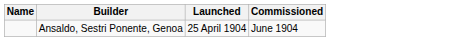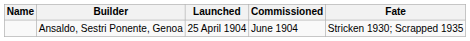+ column: (396, 12)
